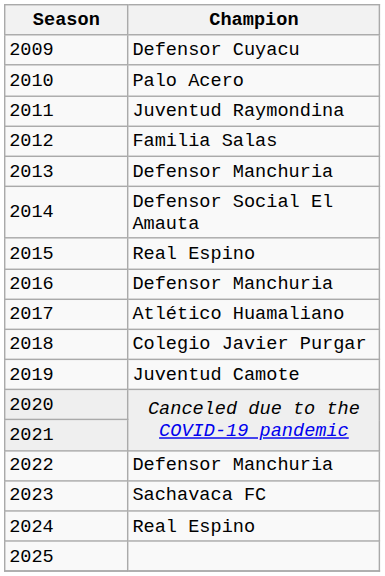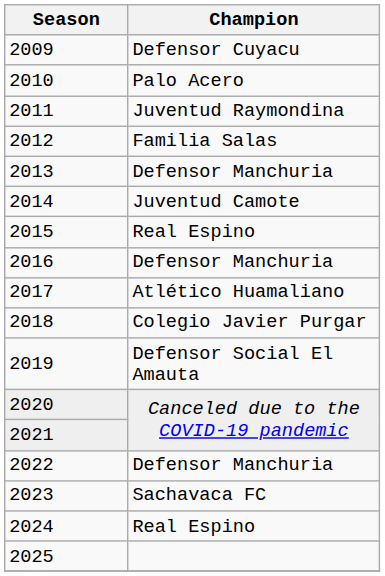(233, 212) Defensor Social El Amauta -> (216, 202) Juventud Camote
(216, 375) Juventud Camote -> (233, 364) Defensor Social El Amauta
